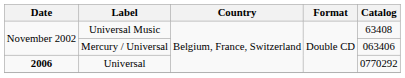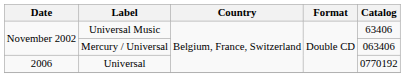(379, 30) 63408 -> (379, 30) 63406
(41, 64) bold -> (41, 64) normal
(379, 64) 0770292 -> (379, 64) 0770192
